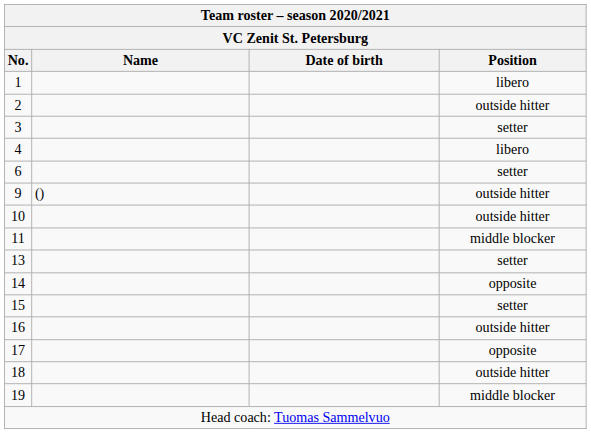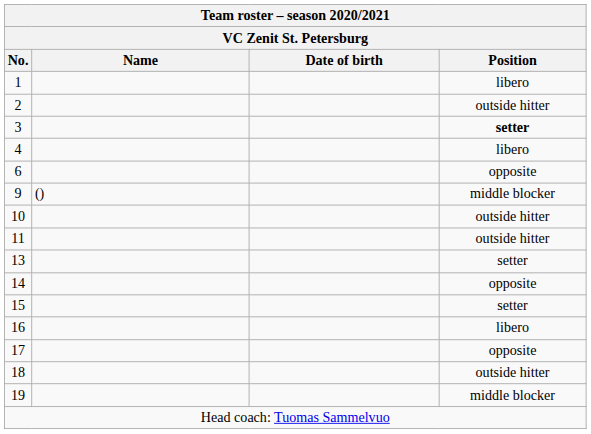(513, 127) normal -> (513, 127) bold
(513, 171) setter -> (513, 171) opposite
(513, 194) outside hitter -> (513, 194) middle blocker
(513, 238) middle blocker -> (513, 238) outside hitter
(513, 328) outside hitter -> (513, 328) libero
